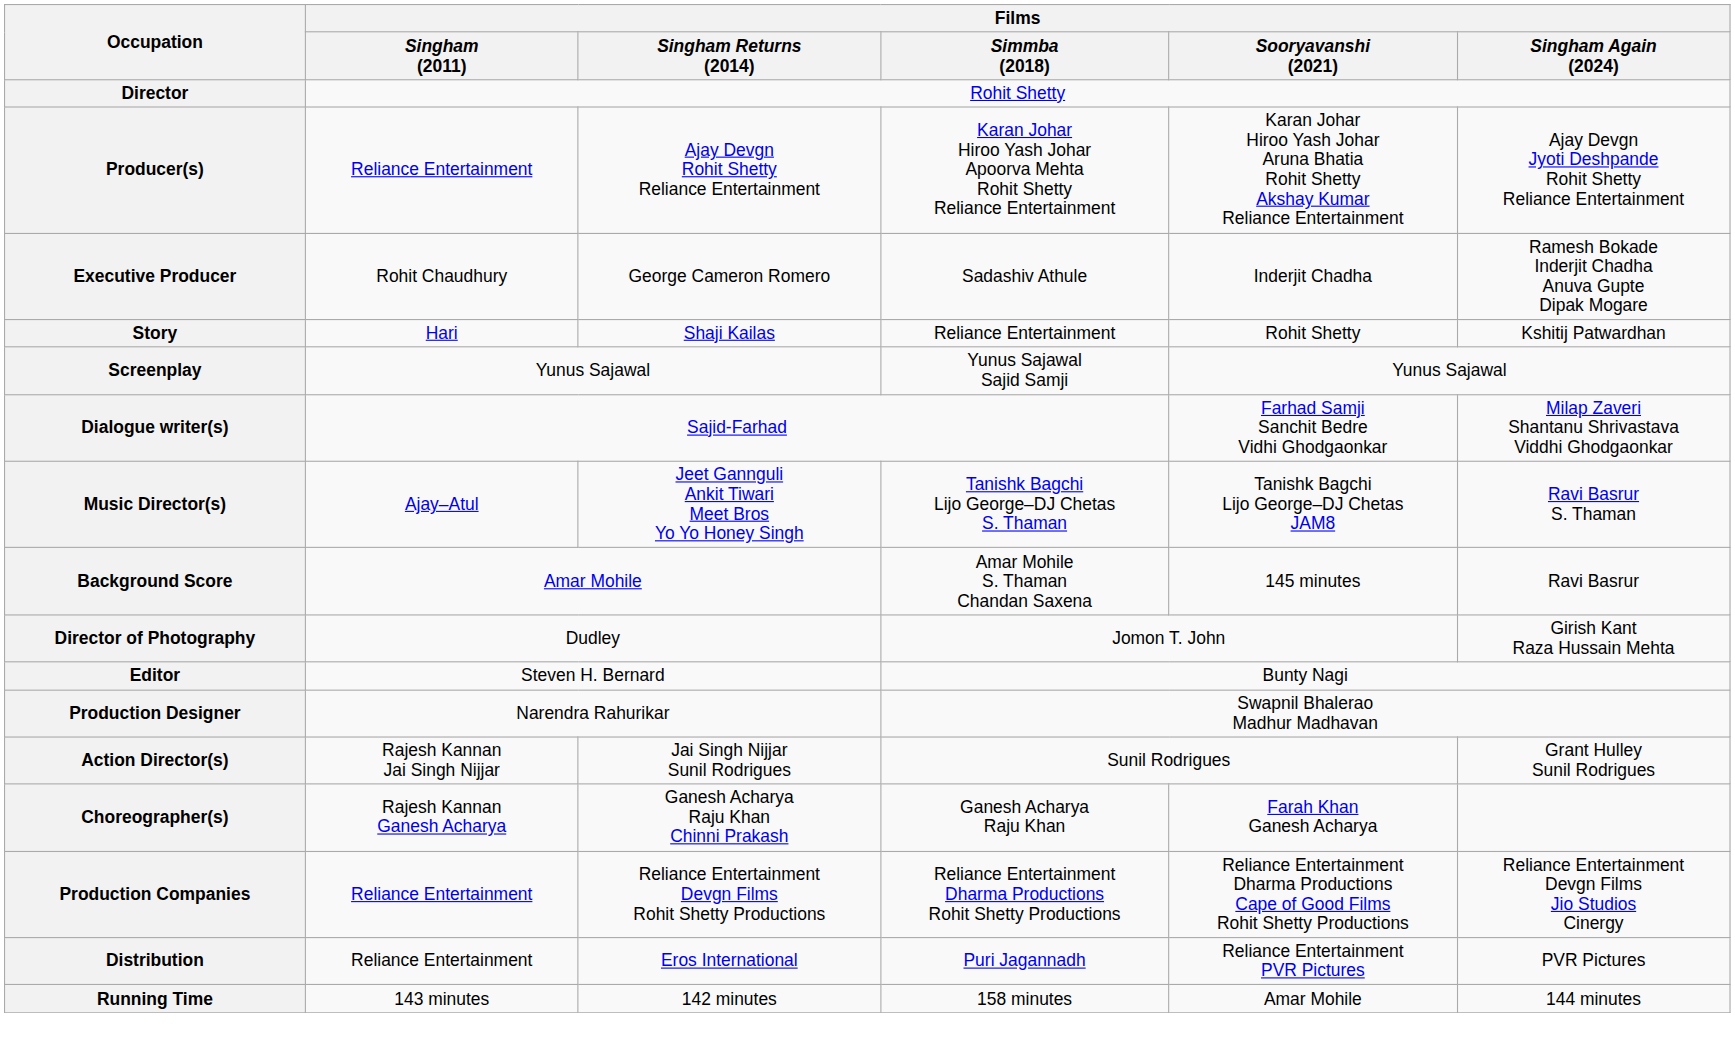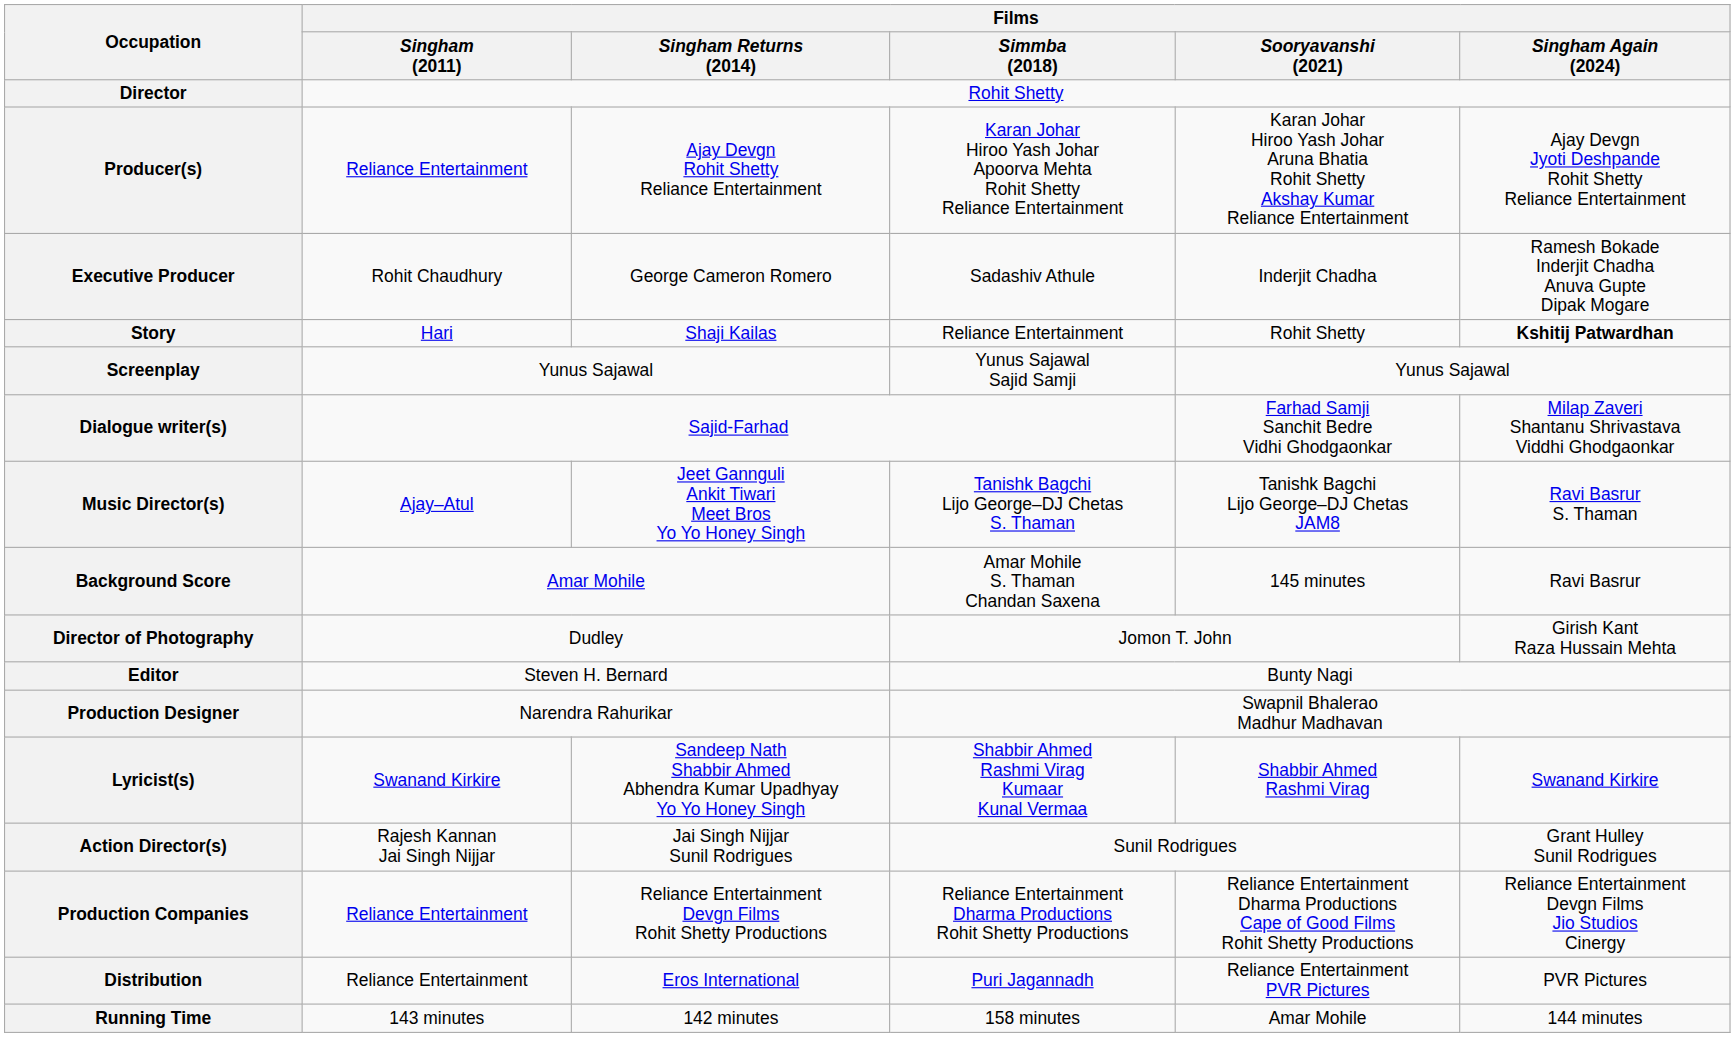(1594, 333) normal -> (1595, 333) bold
+ row: (153, 780)
- row: (155, 817)
